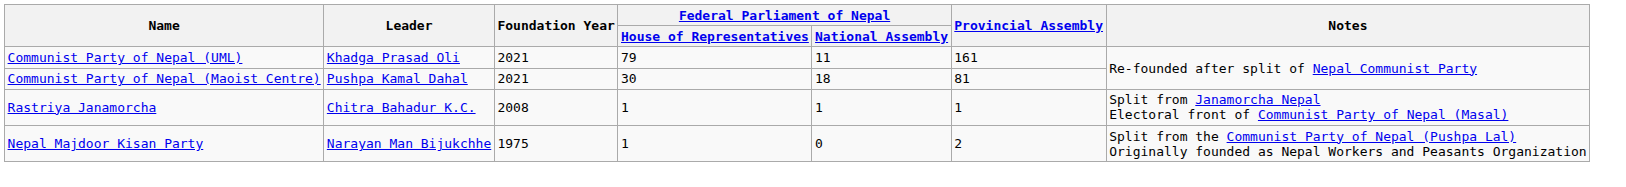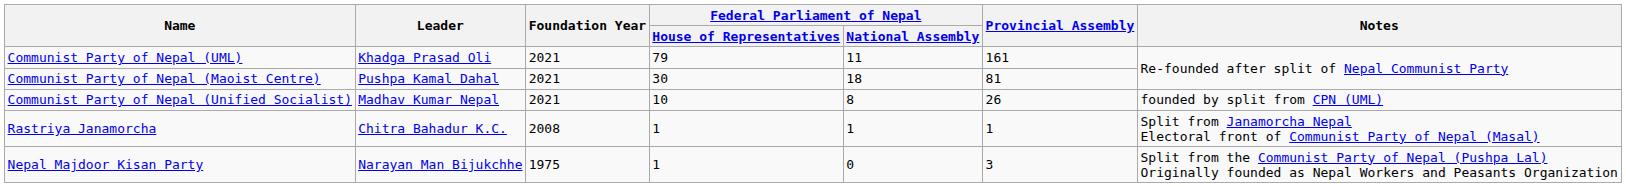+ row: (180, 100)
(958, 144) 2 -> (990, 165) 3
